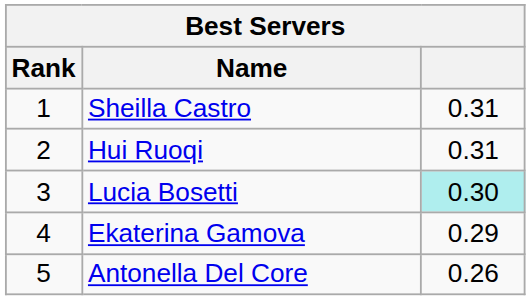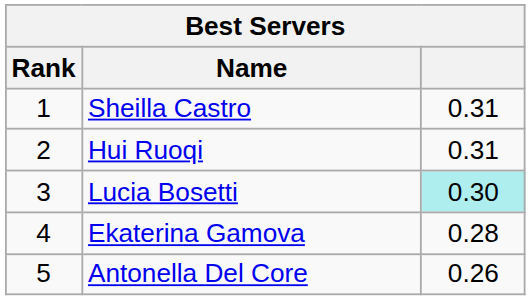(473, 233) 0.29 -> (473, 233) 0.28
